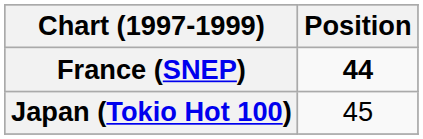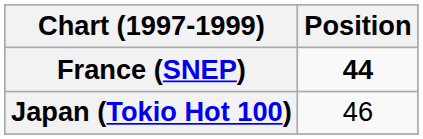(358, 112) 45 -> (358, 112) 46
